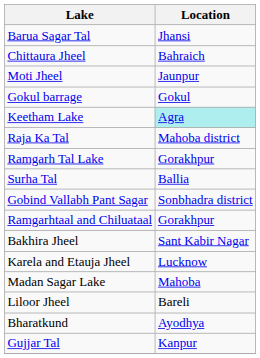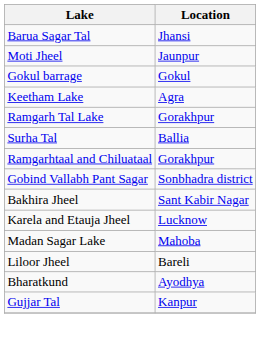- row: (46, 55)
(171, 117) paleturquoise background -> (171, 96) no background
- row: (38, 138)
rows swapped: (78, 199) <-> (80, 220)
